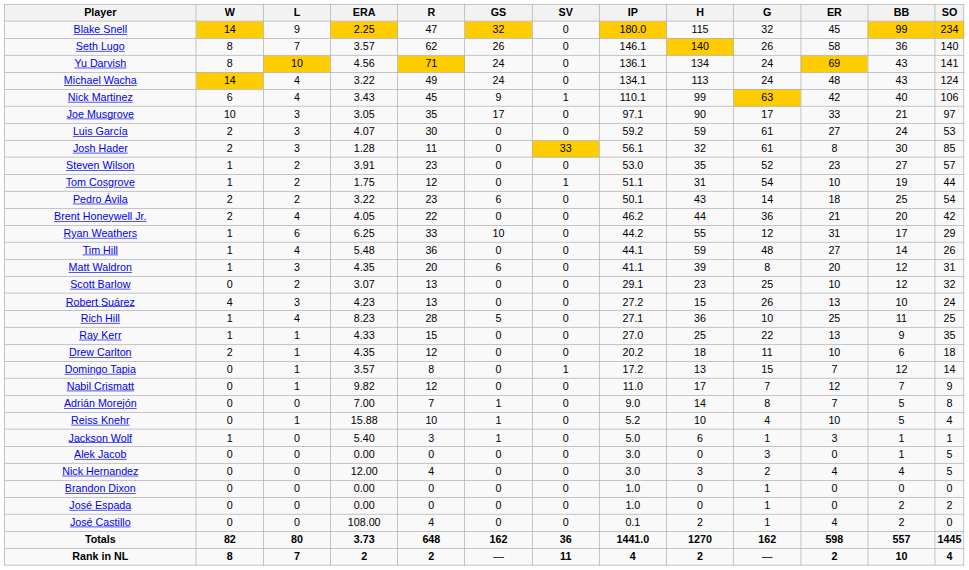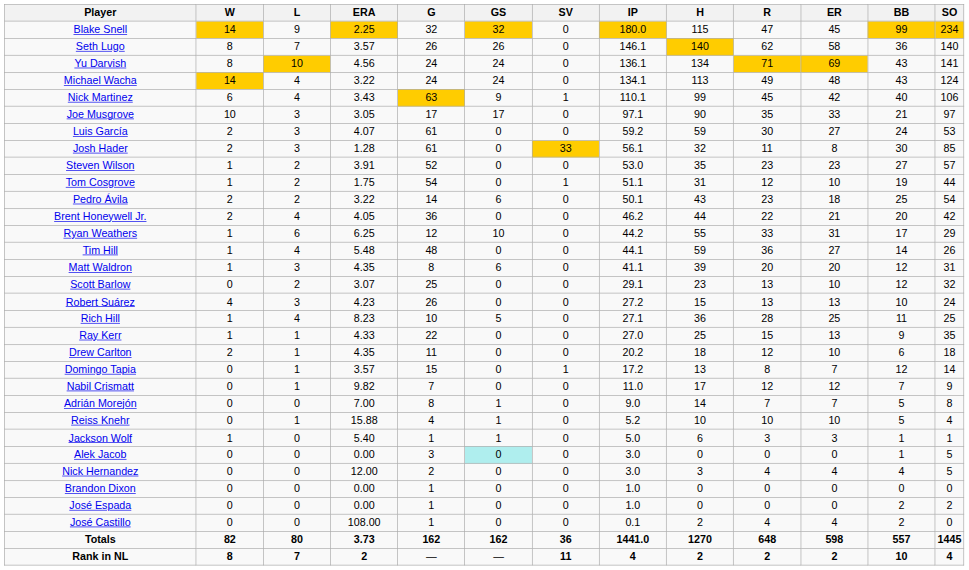columns swapped: (767, 13) <-> (431, 13)
(499, 455) no background -> (499, 455) paleturquoise background
